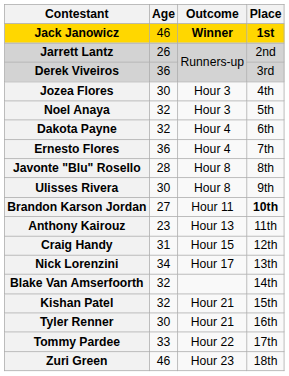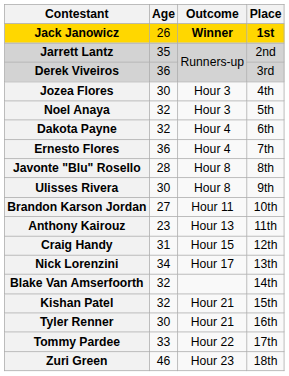(163, 33) 46 -> (163, 33) 26
(163, 52) 26 -> (163, 52) 35
(266, 206) bold -> (266, 206) normal
